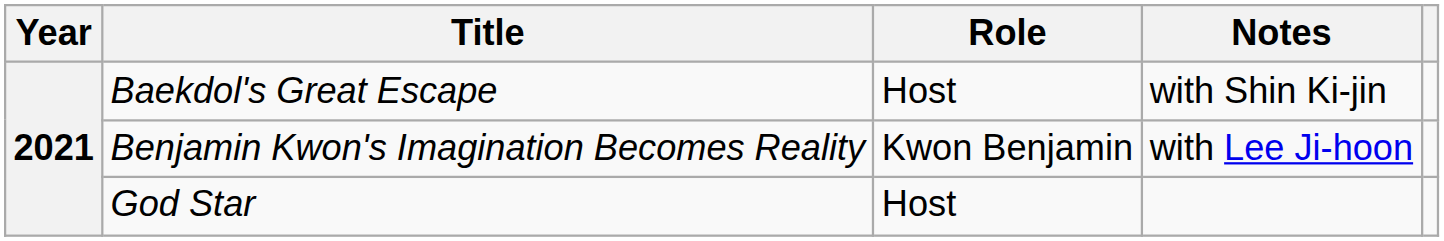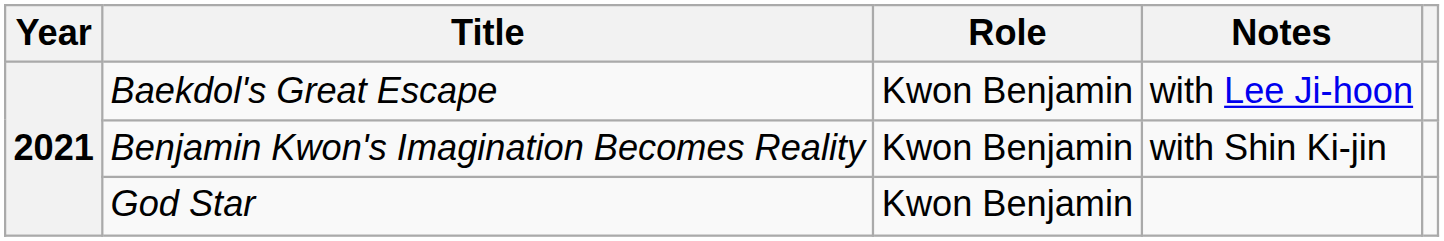(919, 90) Host -> (1007, 90) Kwon Benjamin
(1268, 90) with Shin Ki-jin -> (1281, 90) with Lee Ji-hoon
(1281, 147) with Lee Ji-hoon -> (1268, 147) with Shin Ki-jin
(919, 205) Host -> (1007, 205) Kwon Benjamin
